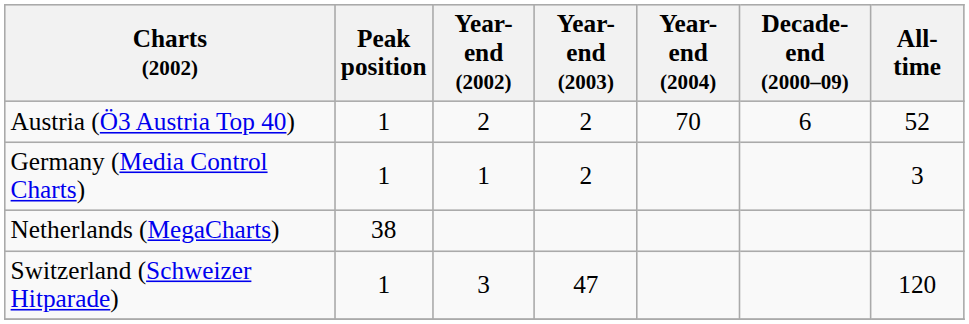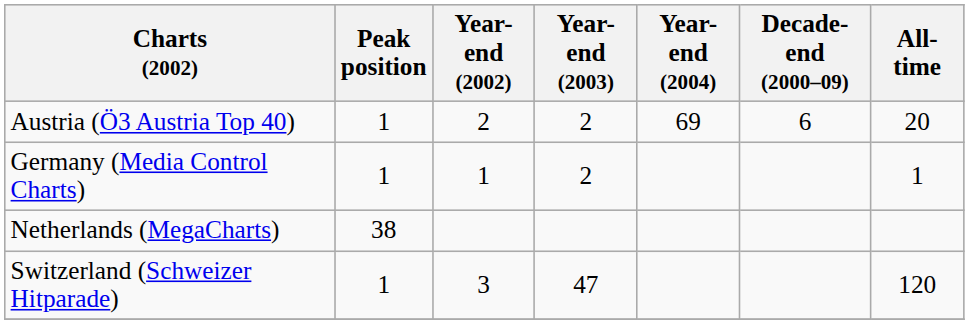(688, 121) 70 -> (688, 121) 69
(917, 121) 52 -> (917, 121) 20
(917, 175) 3 -> (917, 175) 1
